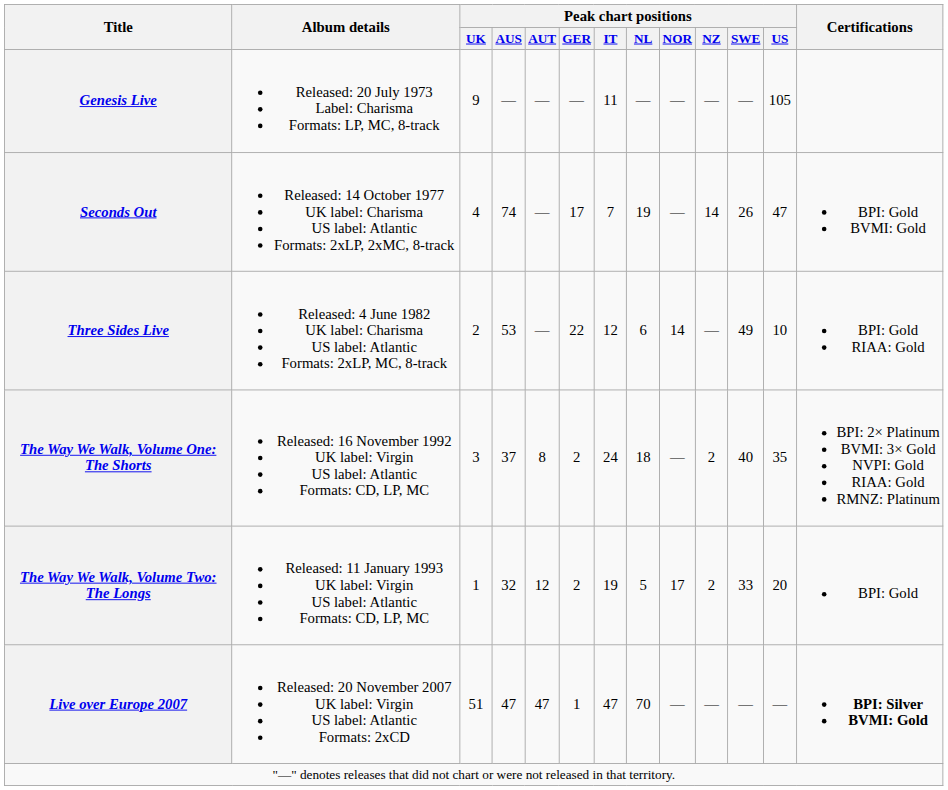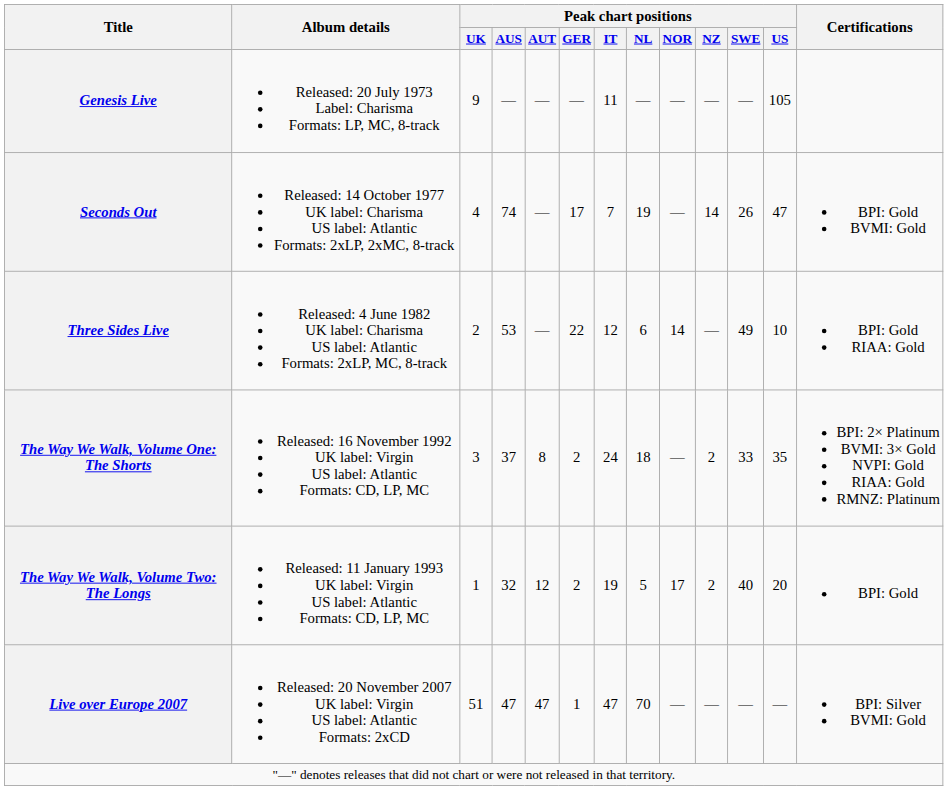(746, 458) 40 -> (746, 458) 33
(746, 585) 33 -> (746, 585) 40
(870, 713) bold -> (870, 713) normal
